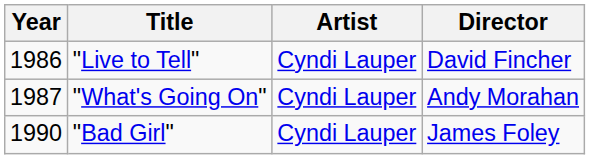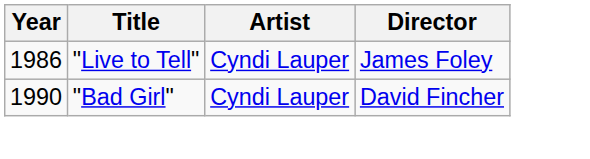(499, 60) David Fincher -> (426, 60) James Foley
- row: (170, 97)
(493, 134) James Foley -> (432, 97) David Fincher
